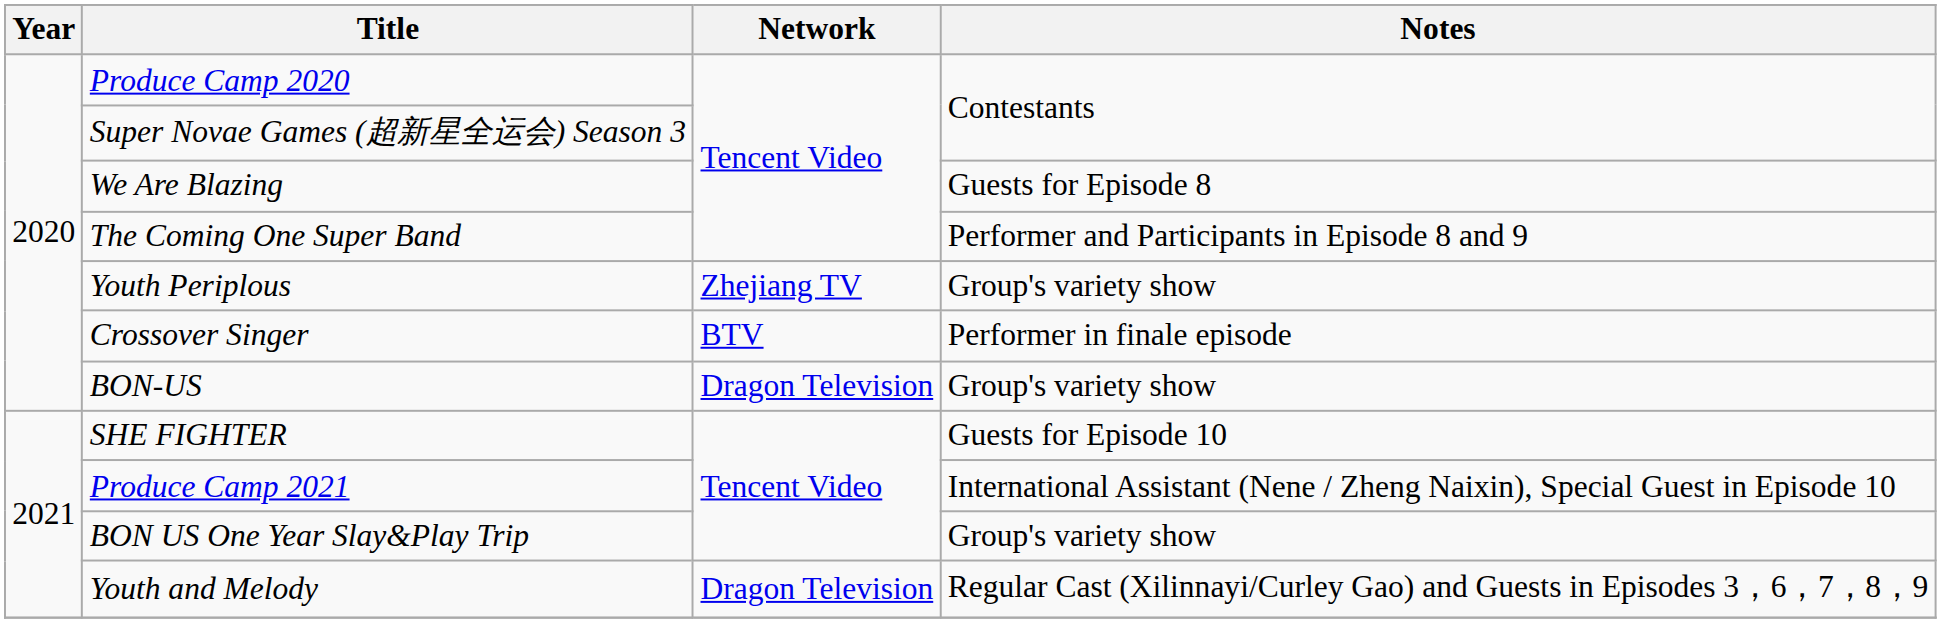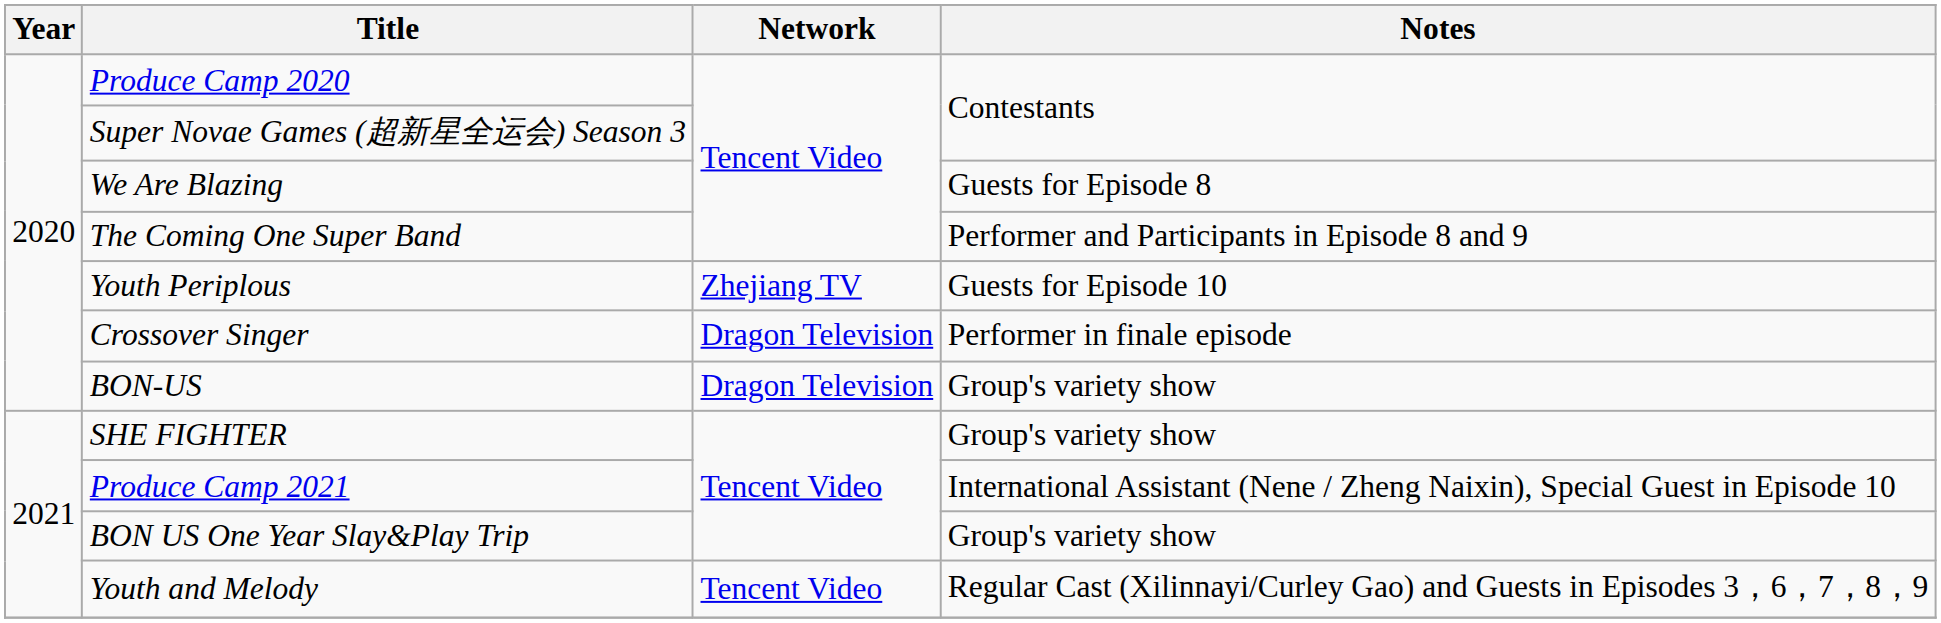(1082, 285) Group's variety show -> (1087, 285) Guests for Episode 10
(732, 335) BTV -> (817, 335) Dragon Television
(1087, 435) Guests for Episode 10 -> (1082, 435) Group's variety show
(817, 588) Dragon Television -> (791, 588) Tencent Video
